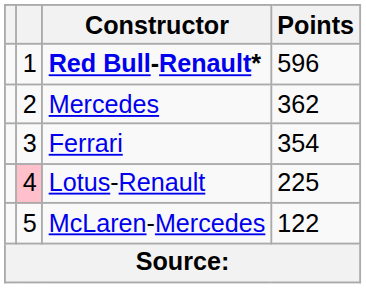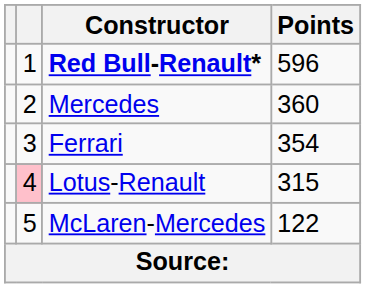(298, 104) 362 -> (298, 104) 360
(298, 183) 225 -> (298, 183) 315
